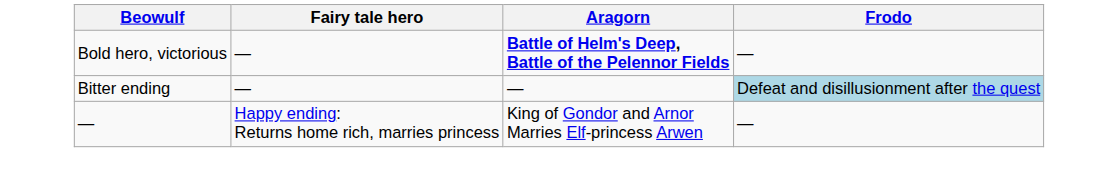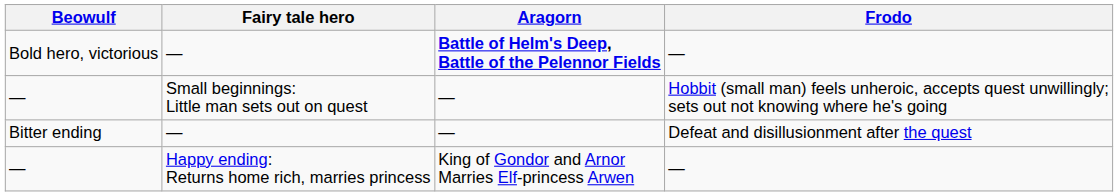+ row: (17, 97)
(889, 88) lightblue background -> (820, 133) no background
